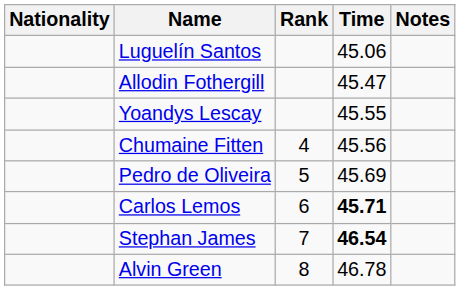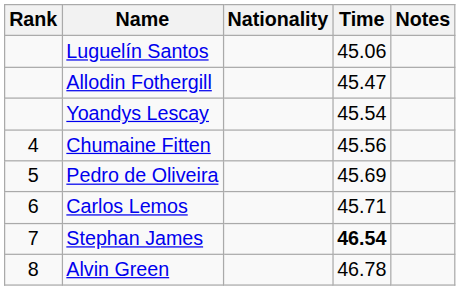columns swapped: (304, 20) <-> (59, 20)
(362, 113) 45.55 -> (362, 113) 45.54
(362, 207) bold -> (362, 207) normal
